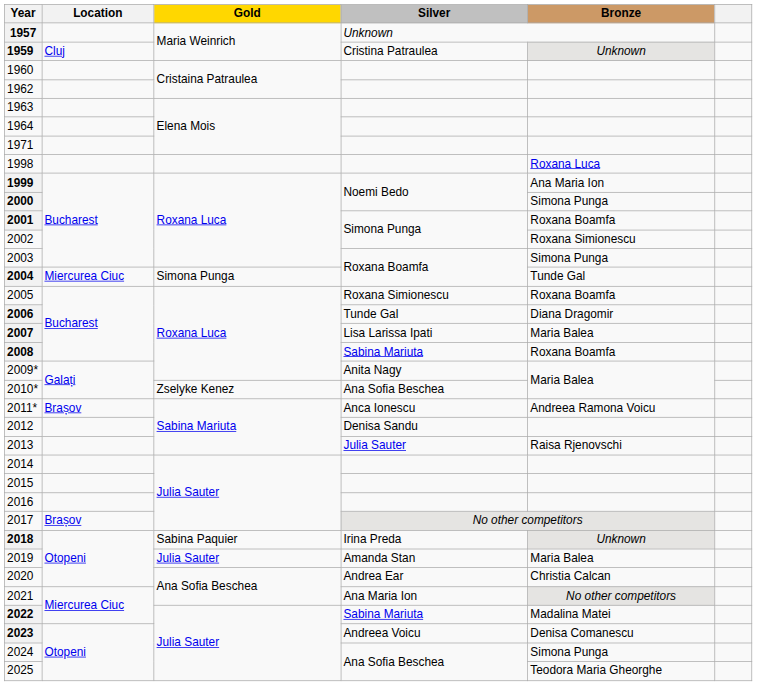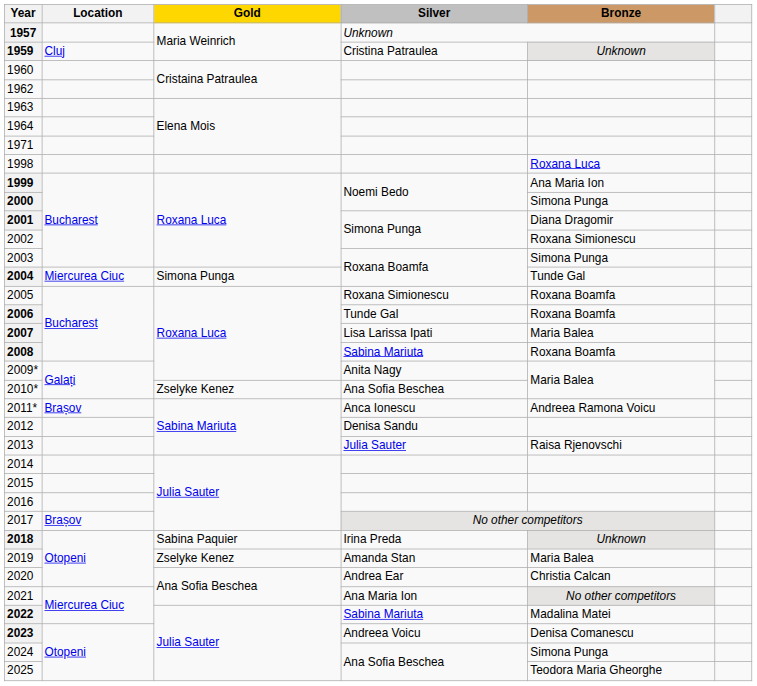(573, 220) Roxana Boamfa -> (572, 220) Diana Dragomir
(572, 314) Diana Dragomir -> (573, 314) Roxana Boamfa
(188, 558) Julia Sauter -> (195, 558) Zselyke Kenez
